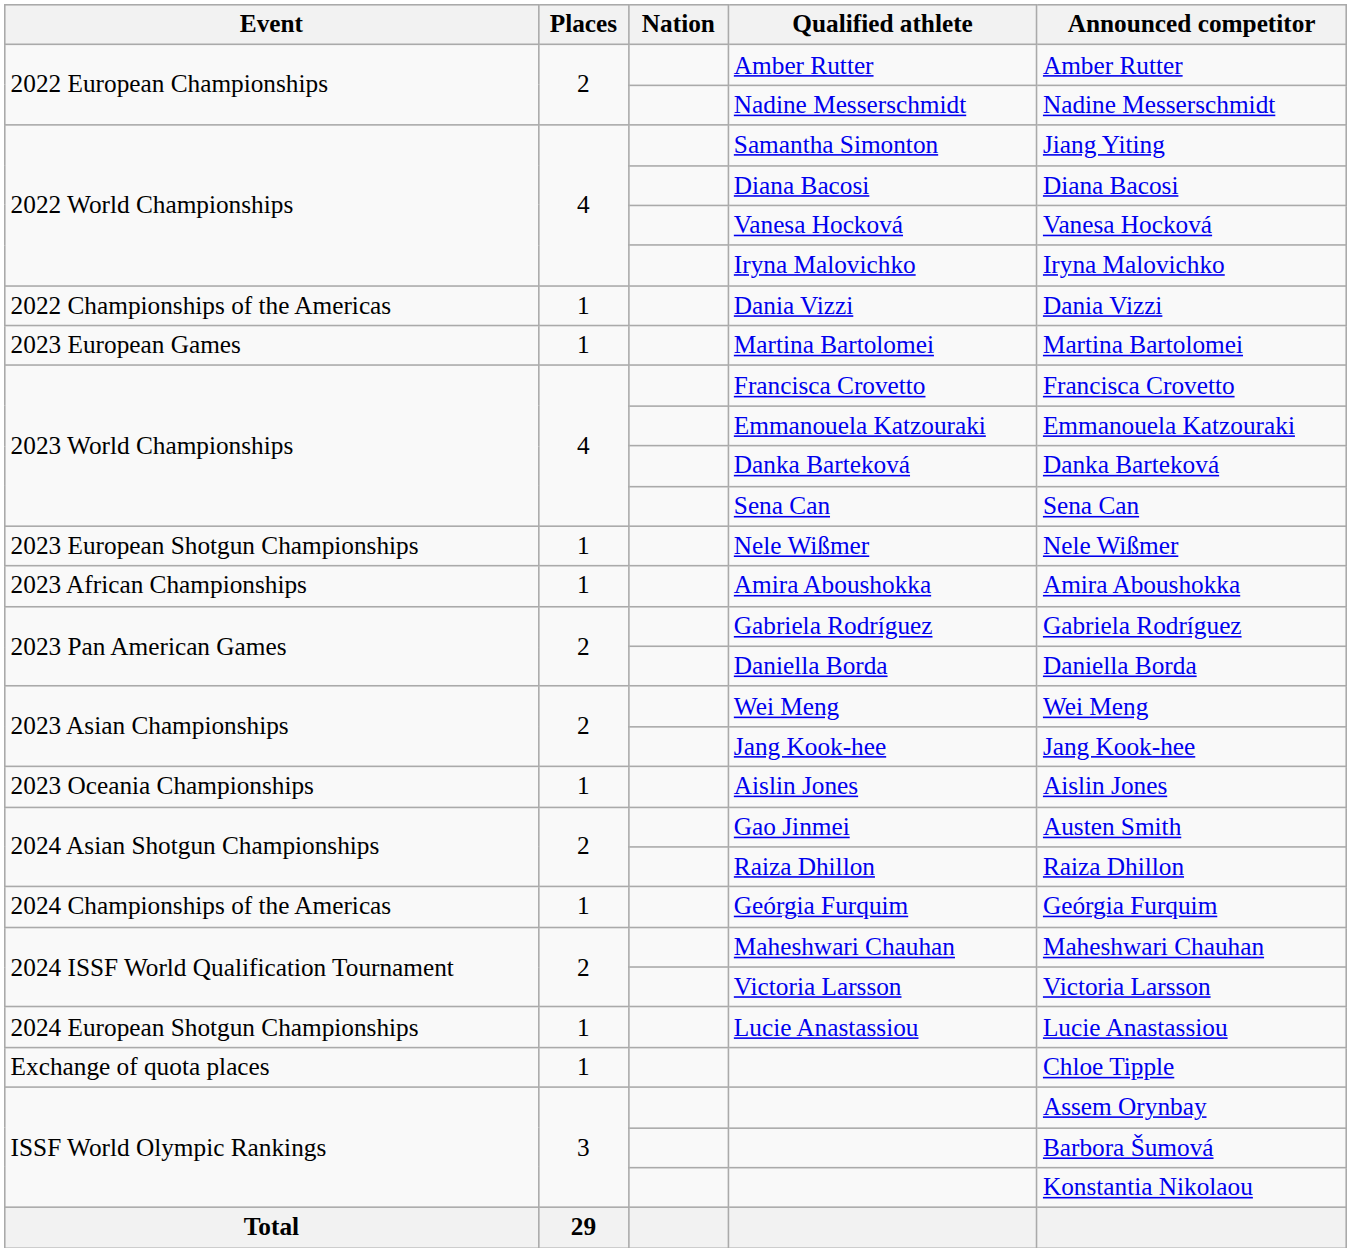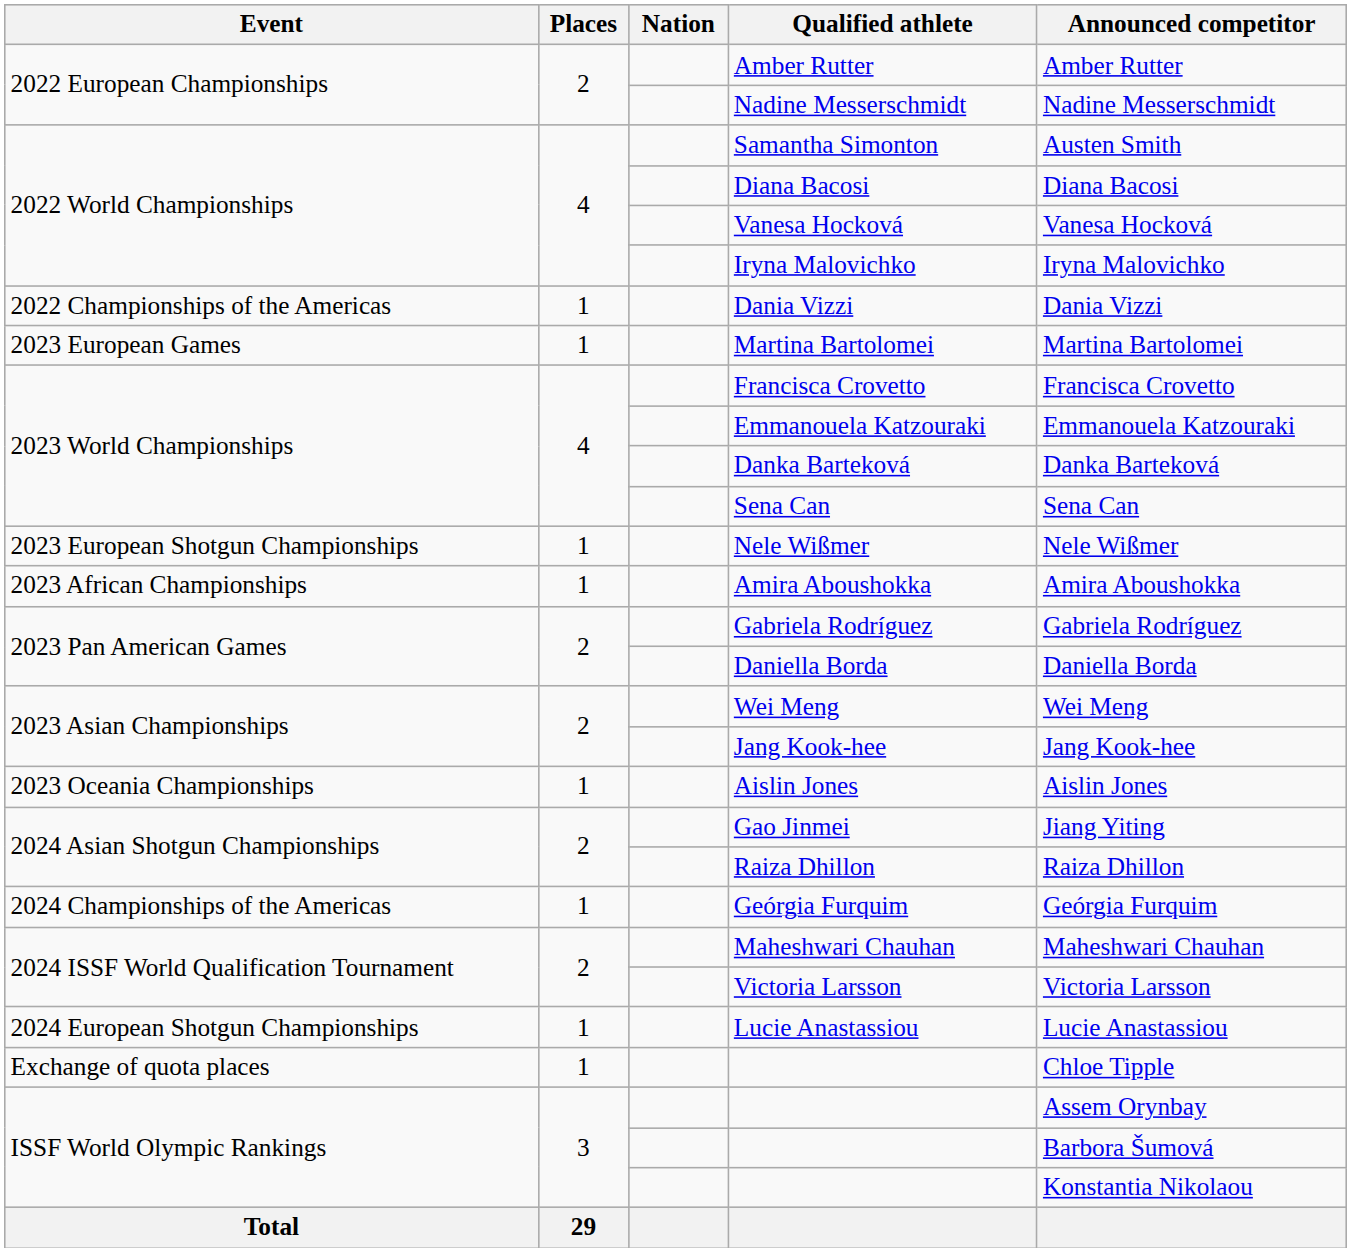(1104, 144) Jiang Yiting -> (1112, 144) Austen Smith
(1112, 826) Austen Smith -> (1104, 826) Jiang Yiting
